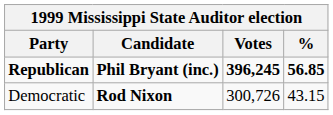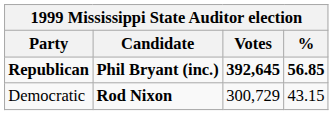(253, 69) 396,245 -> (253, 69) 392,645
(253, 95) 300,726 -> (253, 95) 300,729
